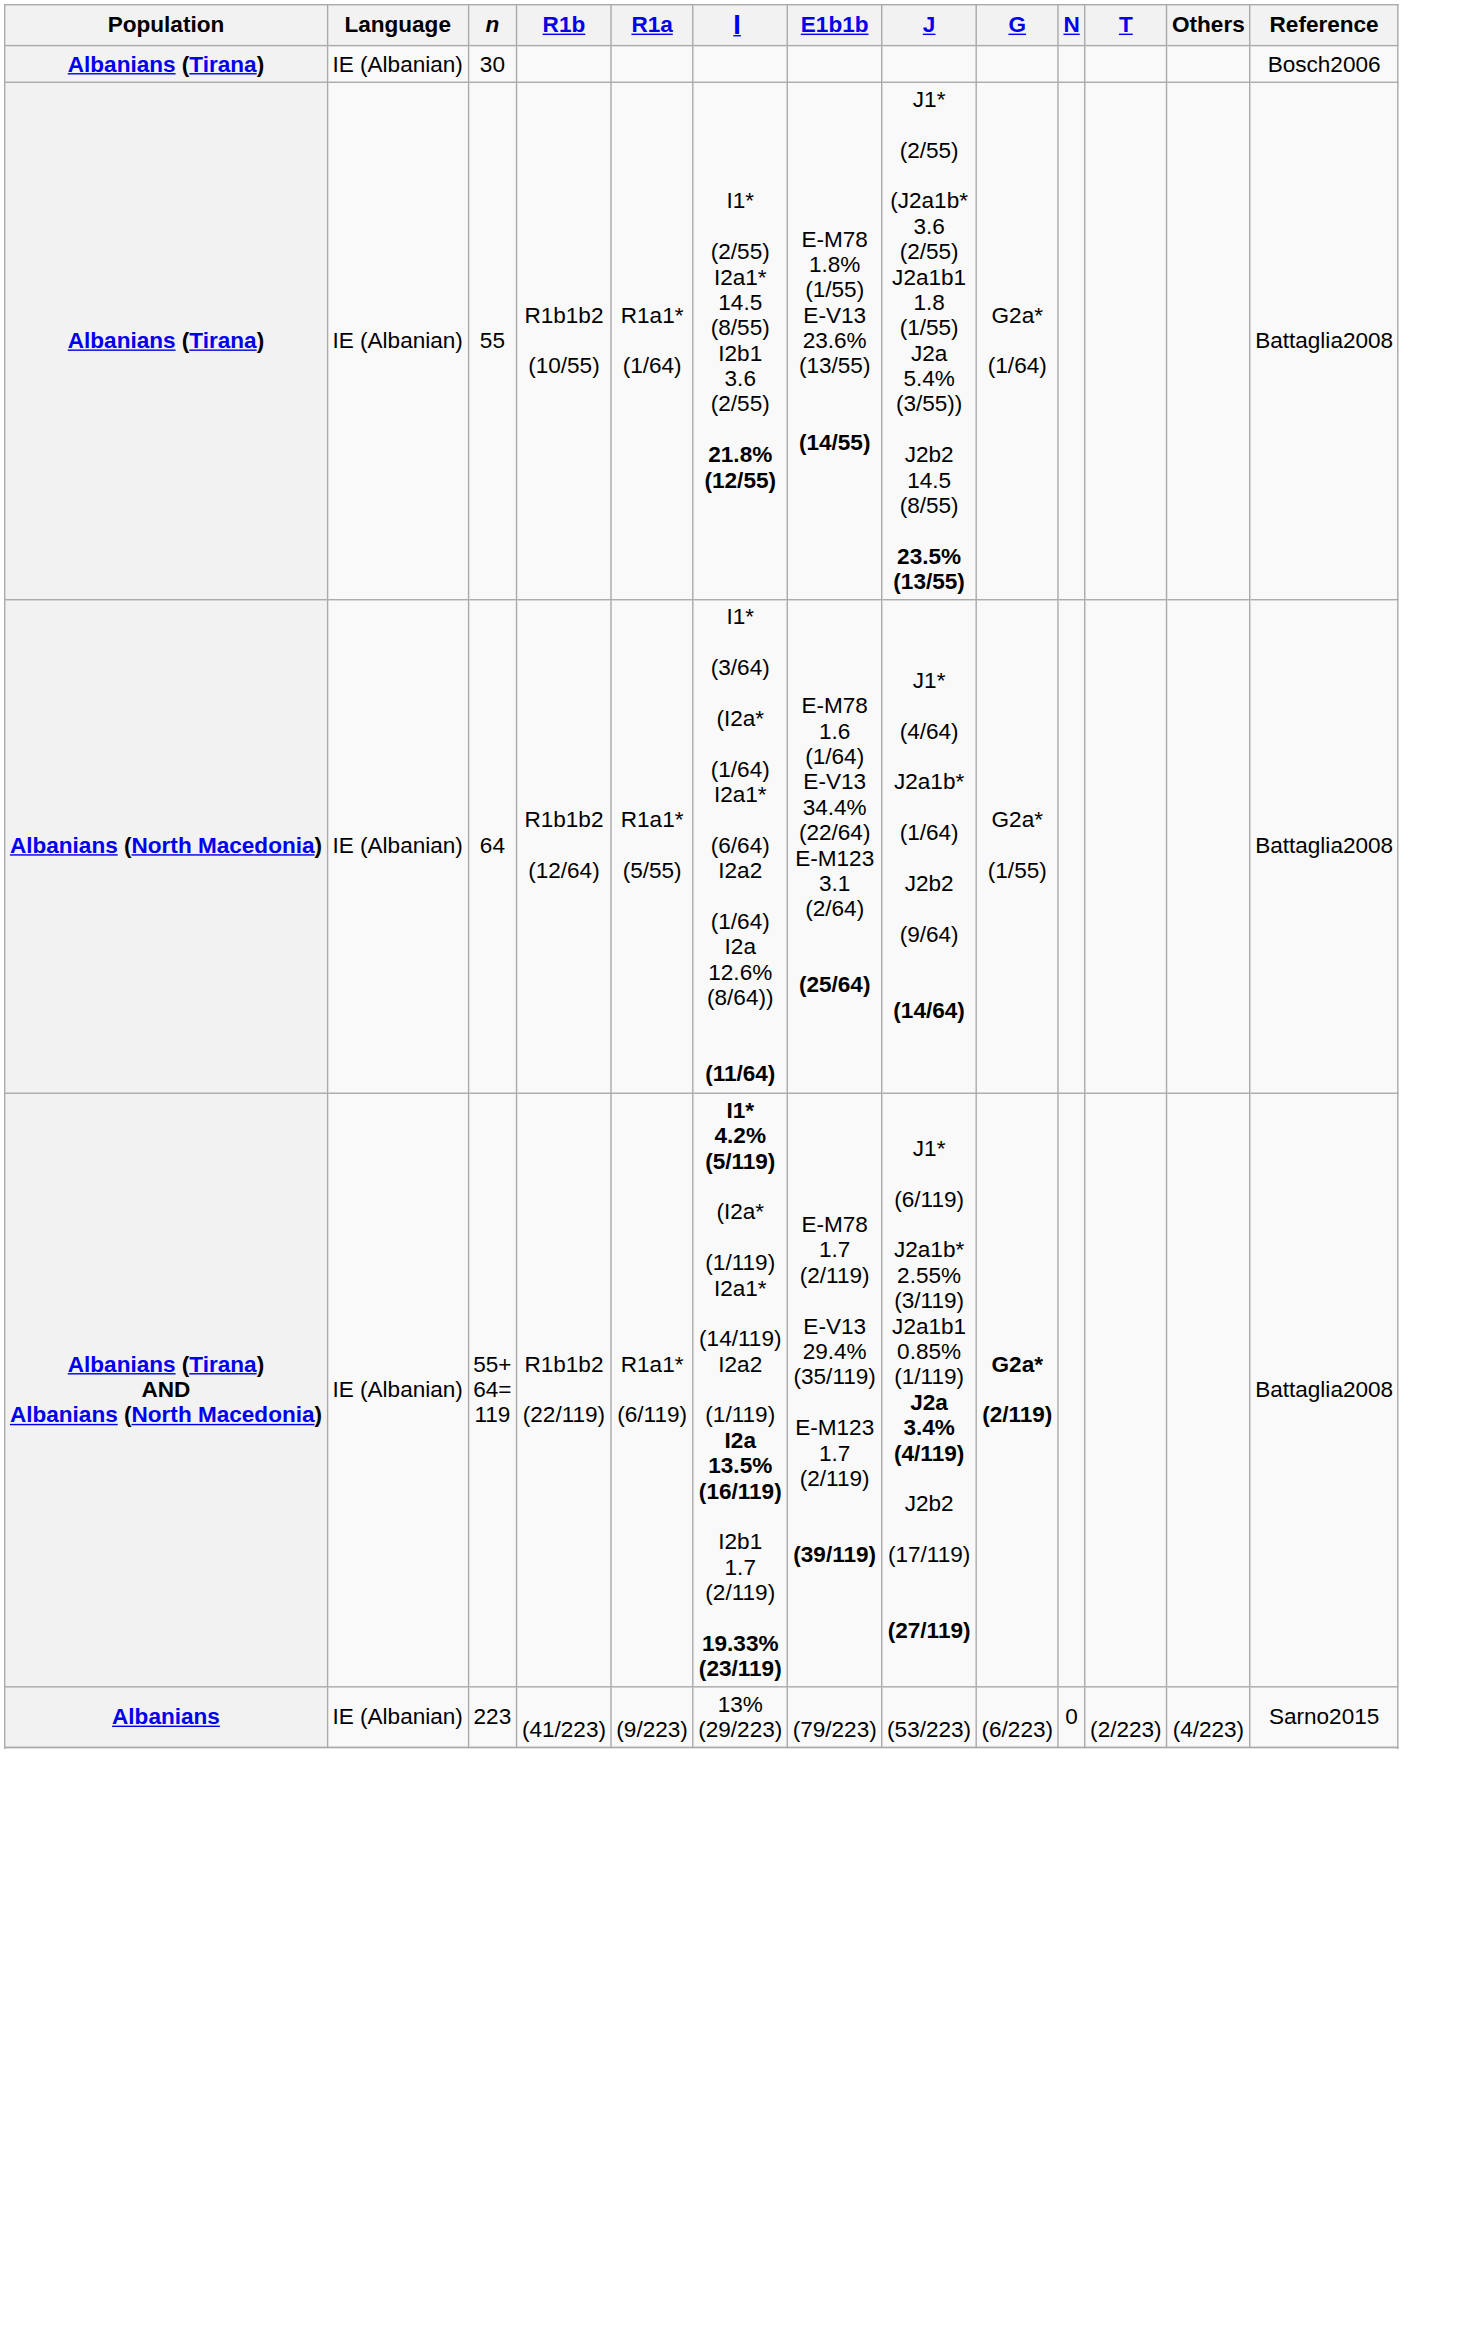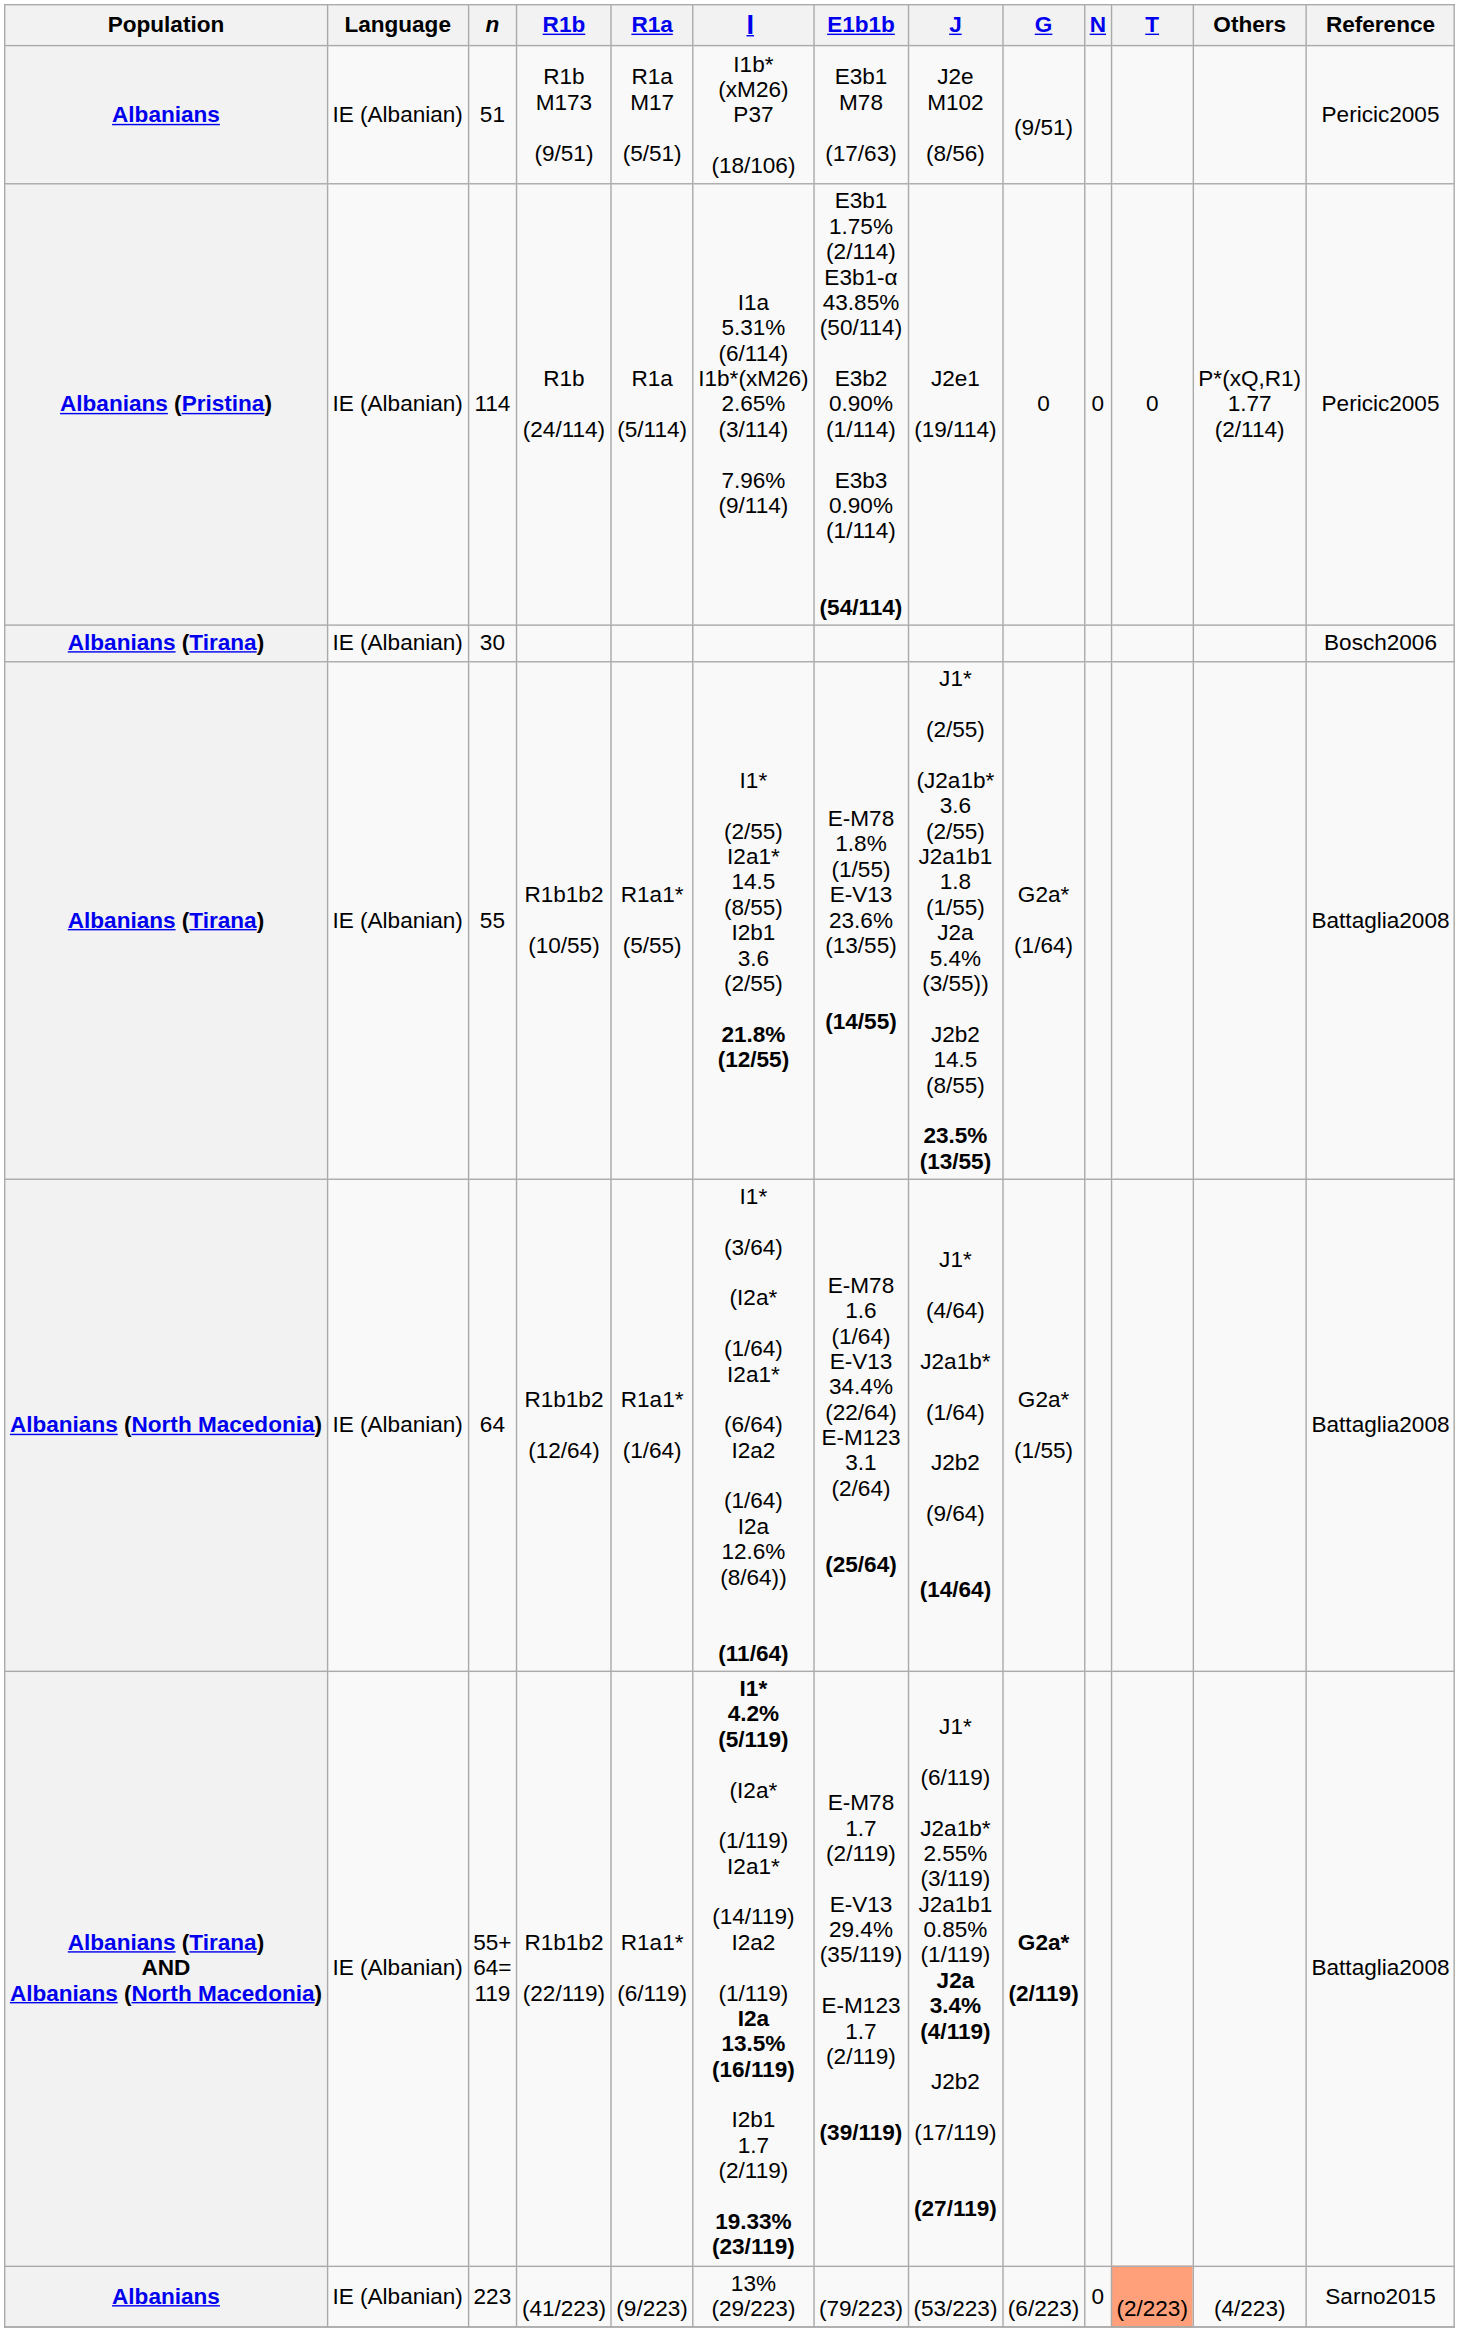+ row: (492, 114)
+ row: (492, 404)
(652, 340) R1a1* (1/64) -> (652, 919) R1a1* (5/55)
(652, 846) R1a1* (5/55) -> (652, 1425) R1a1* (1/64)
(1126, 1729) no background -> (1152, 2308) lightsalmon background
